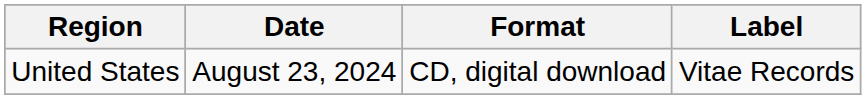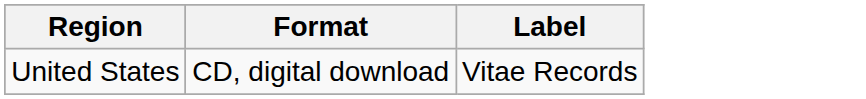- column: (294, 26)
